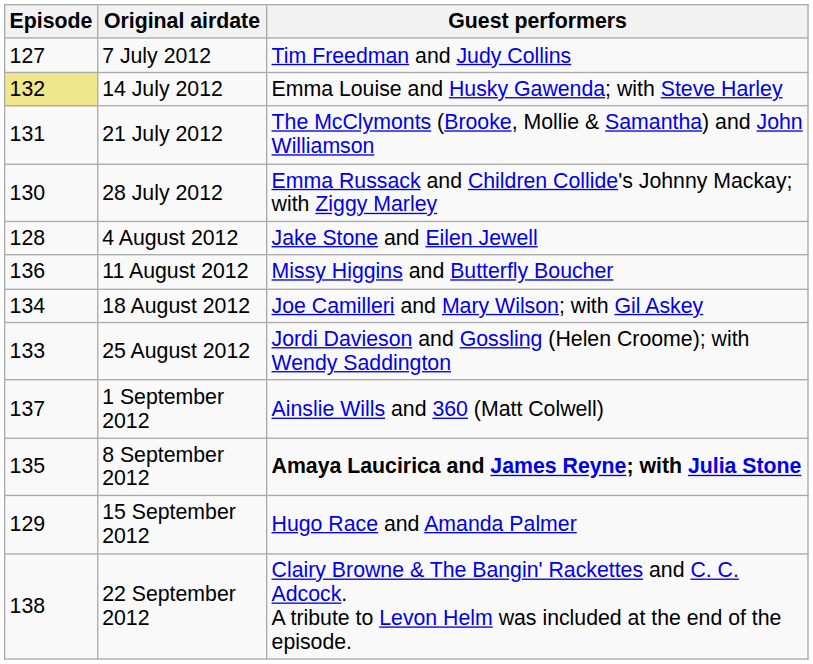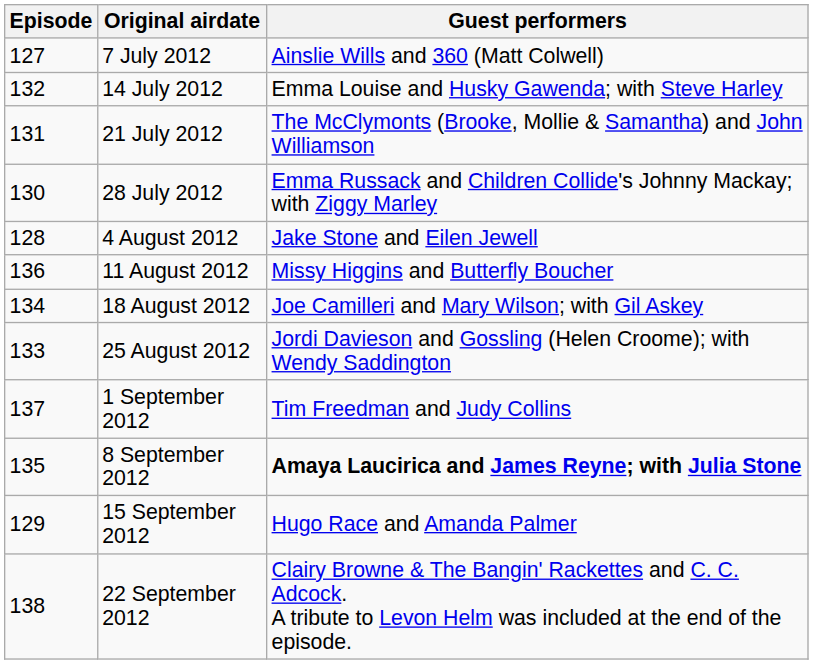(421, 55) Tim Freedman and Judy Collins -> (438, 55) Ainslie Wills and 360 (Matt Colwell)
(27, 88) khaki background -> (27, 88) no background
(438, 408) Ainslie Wills and 360 (Matt Colwell) -> (421, 408) Tim Freedman and Judy Collins
